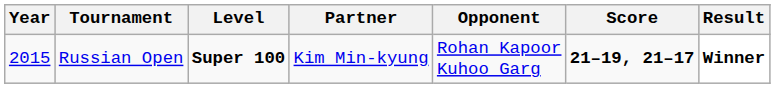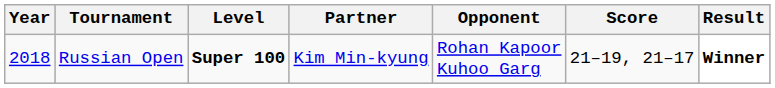(30, 58) 2015 -> (30, 58) 2018
(632, 58) bold -> (632, 58) normal
